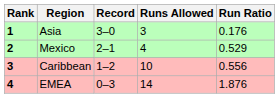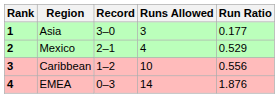(233, 31) 0.176 -> (233, 31) 0.177
